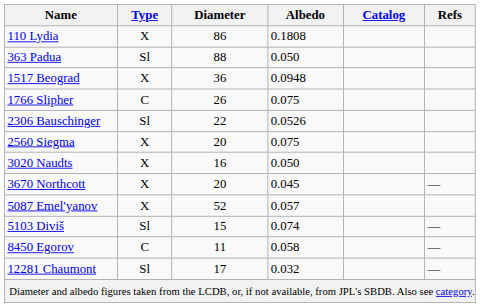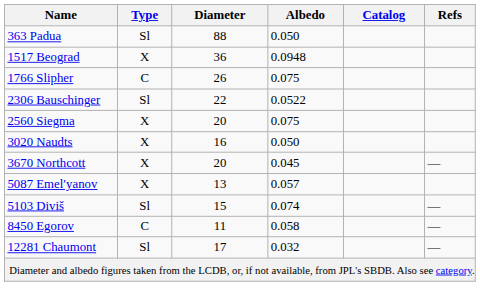- row: (33, 36)
(288, 121) 0.0526 -> (288, 100) 0.0522
(220, 205) 52 -> (220, 184) 13
